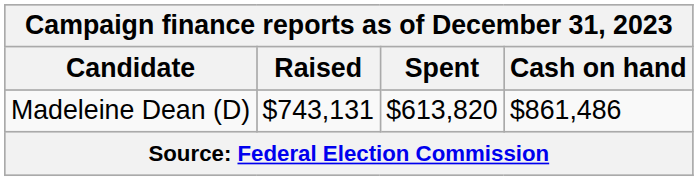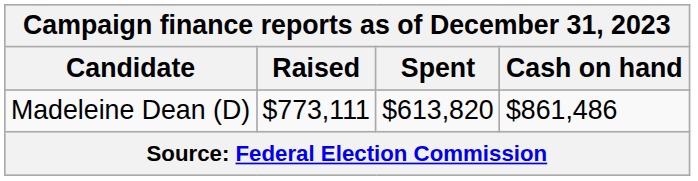(318, 110) $743,131 -> (316, 110) $773,111
